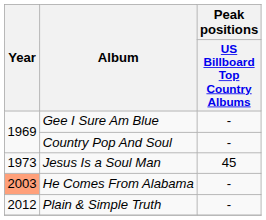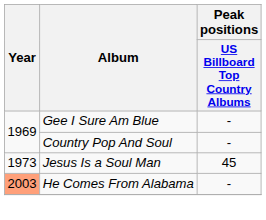- row: (102, 204)
